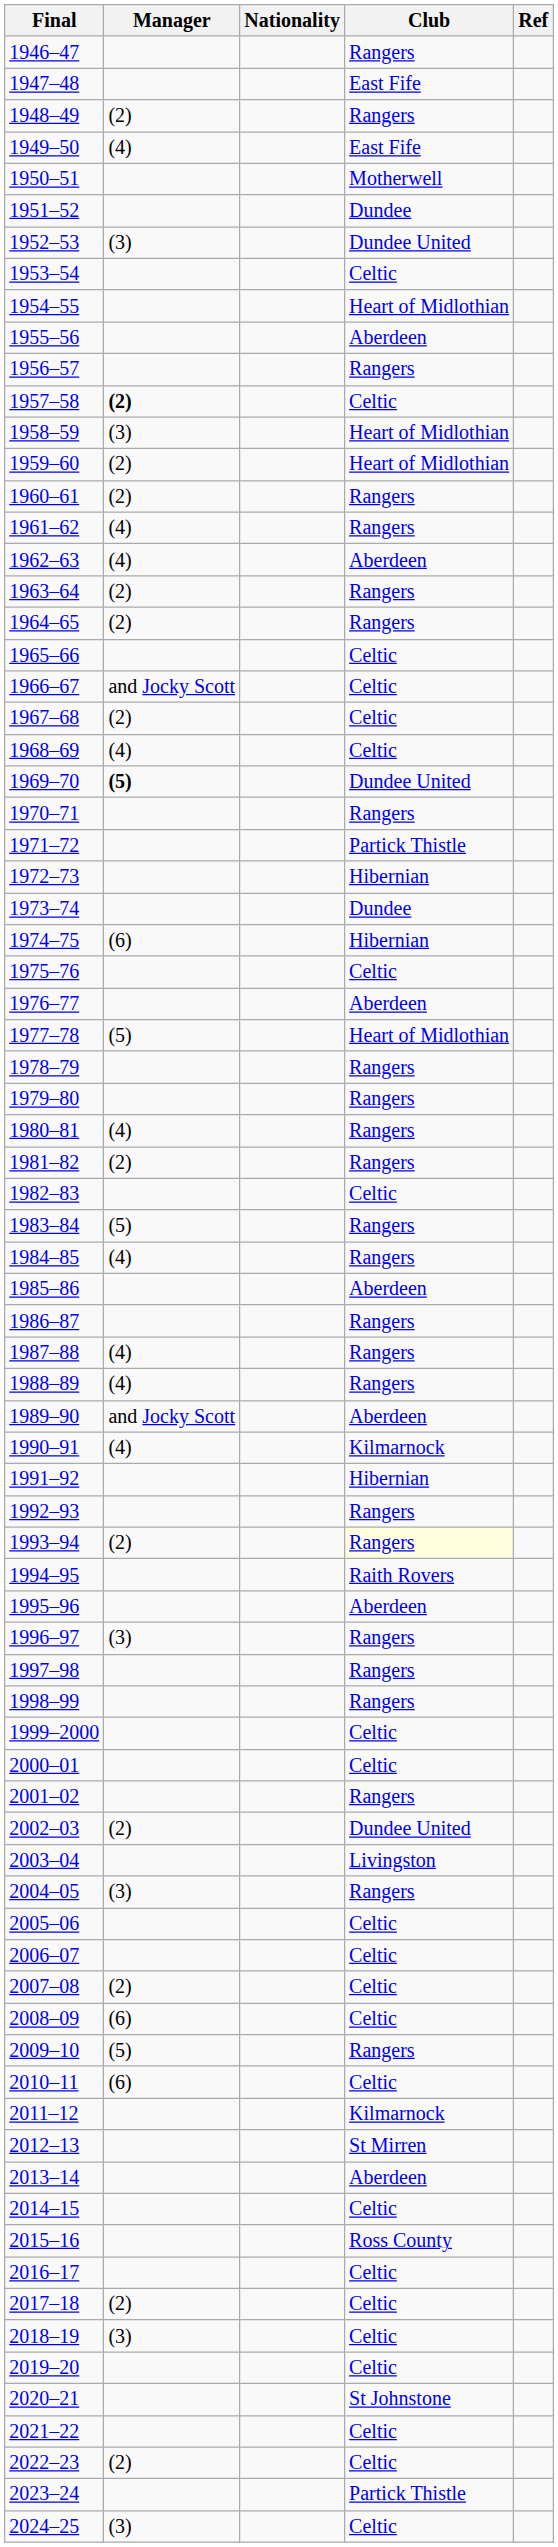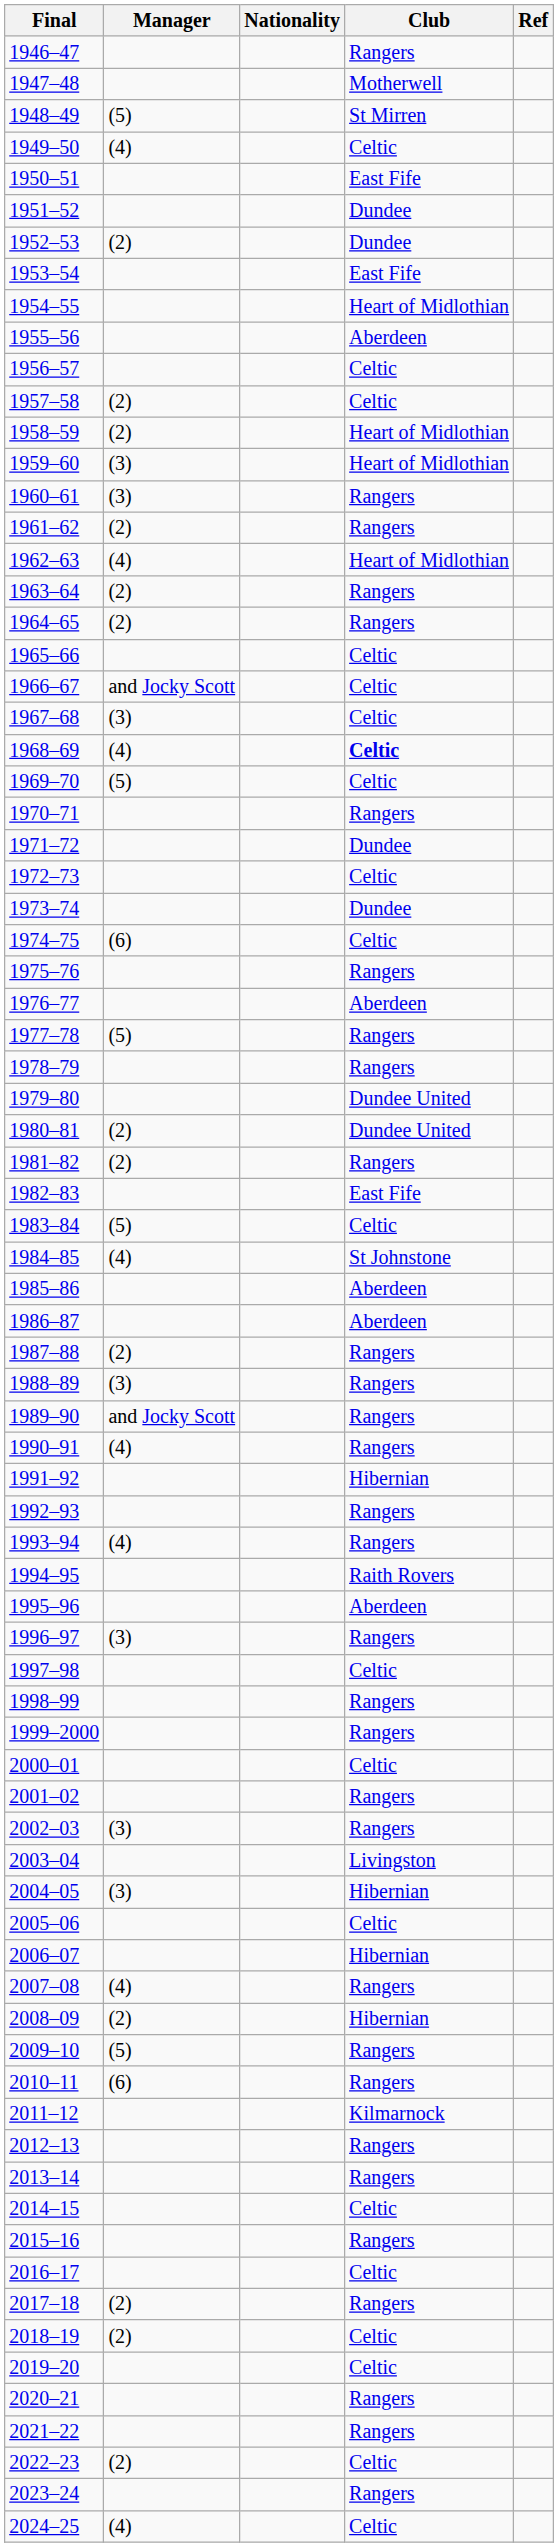(385, 83) East Fife -> (396, 83) Motherwell
(120, 115) (2) -> (120, 115) (5)
(382, 115) Rangers -> (388, 115) St Mirren
(385, 147) East Fife -> (373, 147) Celtic
(396, 178) Motherwell -> (385, 178) East Fife
(120, 242) (3) -> (120, 242) (2)
(410, 242) Dundee United -> (380, 242) Dundee
(373, 274) Celtic -> (385, 274) East Fife
(382, 369) Rangers -> (373, 369) Celtic
(120, 400) bold -> (120, 400) normal
(120, 432) (3) -> (120, 432) (2)
(120, 464) (2) -> (120, 464) (3)
(120, 496) (2) -> (120, 496) (3)
(120, 527) (4) -> (120, 527) (2)
(388, 559) Aberdeen -> (429, 559) Heart of Midlothian
(120, 718) (2) -> (120, 718) (3)
(373, 749) normal -> (374, 749) bold
(120, 781) bold -> (120, 781) normal
(410, 781) Dundee United -> (373, 781) Celtic
(408, 845) Partick Thistle -> (380, 845) Dundee
(389, 876) Hibernian -> (373, 876) Celtic
(389, 940) Hibernian -> (373, 940) Celtic
(373, 971) Celtic -> (382, 971) Rangers
(429, 1035) Heart of Midlothian -> (382, 1035) Rangers
(382, 1098) Rangers -> (410, 1098) Dundee United
(120, 1130) (4) -> (120, 1130) (2)
(382, 1130) Rangers -> (410, 1130) Dundee United
(373, 1193) Celtic -> (385, 1193) East Fife
(382, 1225) Rangers -> (373, 1225) Celtic
(382, 1257) Rangers -> (400, 1257) St Johnstone
(382, 1320) Rangers -> (388, 1320) Aberdeen
(120, 1352) (4) -> (120, 1352) (2)
(120, 1384) (4) -> (120, 1384) (3)
(388, 1415) Aberdeen -> (382, 1415) Rangers
(397, 1447) Kilmarnock -> (382, 1447) Rangers
(120, 1542) (2) -> (120, 1542) (4)
(382, 1542) lightyellow background -> (382, 1542) no background
(382, 1669) Rangers -> (373, 1669) Celtic
(373, 1733) Celtic -> (382, 1733) Rangers
(120, 1828) (2) -> (120, 1828) (3)
(410, 1828) Dundee United -> (382, 1828) Rangers
(382, 1891) Rangers -> (389, 1891) Hibernian
(373, 1955) Celtic -> (389, 1955) Hibernian
(120, 1986) (2) -> (120, 1986) (4)
(373, 1986) Celtic -> (382, 1986) Rangers
(120, 2018) (6) -> (120, 2018) (2)
(373, 2018) Celtic -> (389, 2018) Hibernian
(373, 2082) Celtic -> (382, 2082) Rangers
(388, 2145) St Mirren -> (382, 2145) Rangers
(388, 2177) Aberdeen -> (382, 2177) Rangers
(401, 2240) Ross County -> (382, 2240) Rangers
(373, 2304) Celtic -> (382, 2304) Rangers
(120, 2335) (3) -> (120, 2335) (2)
(400, 2399) St Johnstone -> (382, 2399) Rangers
(373, 2430) Celtic -> (382, 2430) Rangers
(408, 2494) Partick Thistle -> (382, 2494) Rangers
(120, 2526) (3) -> (120, 2526) (4)
